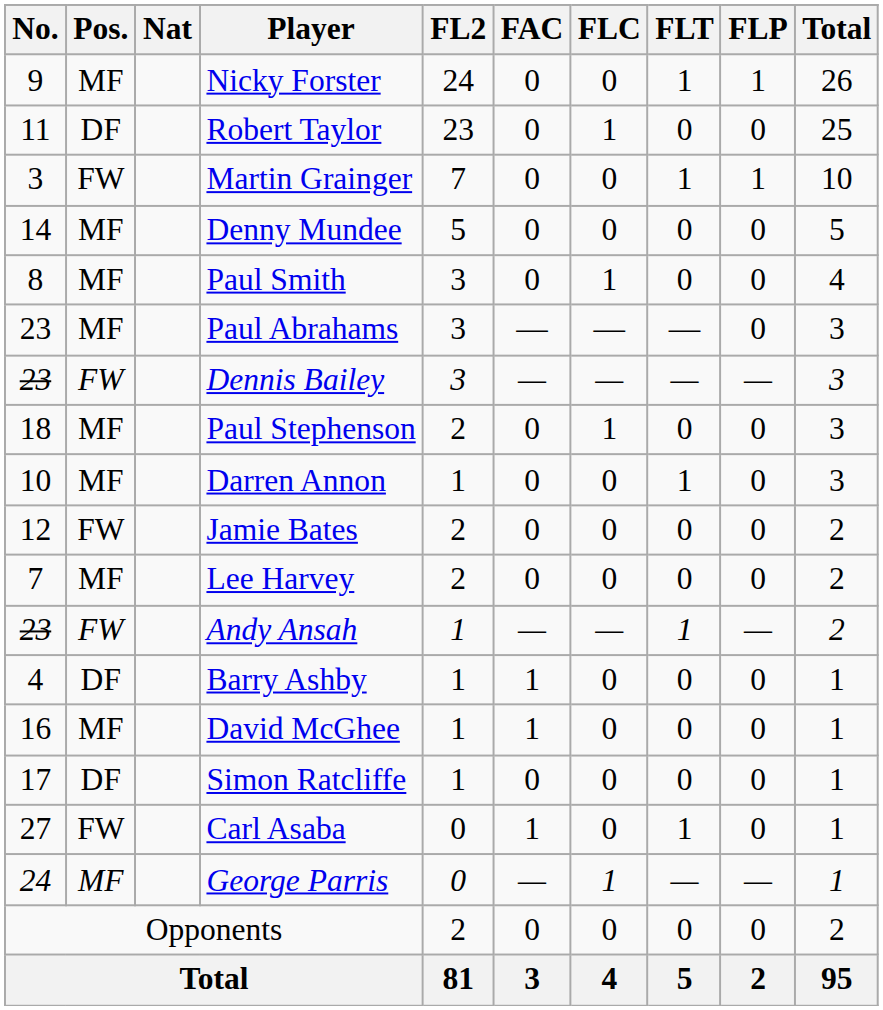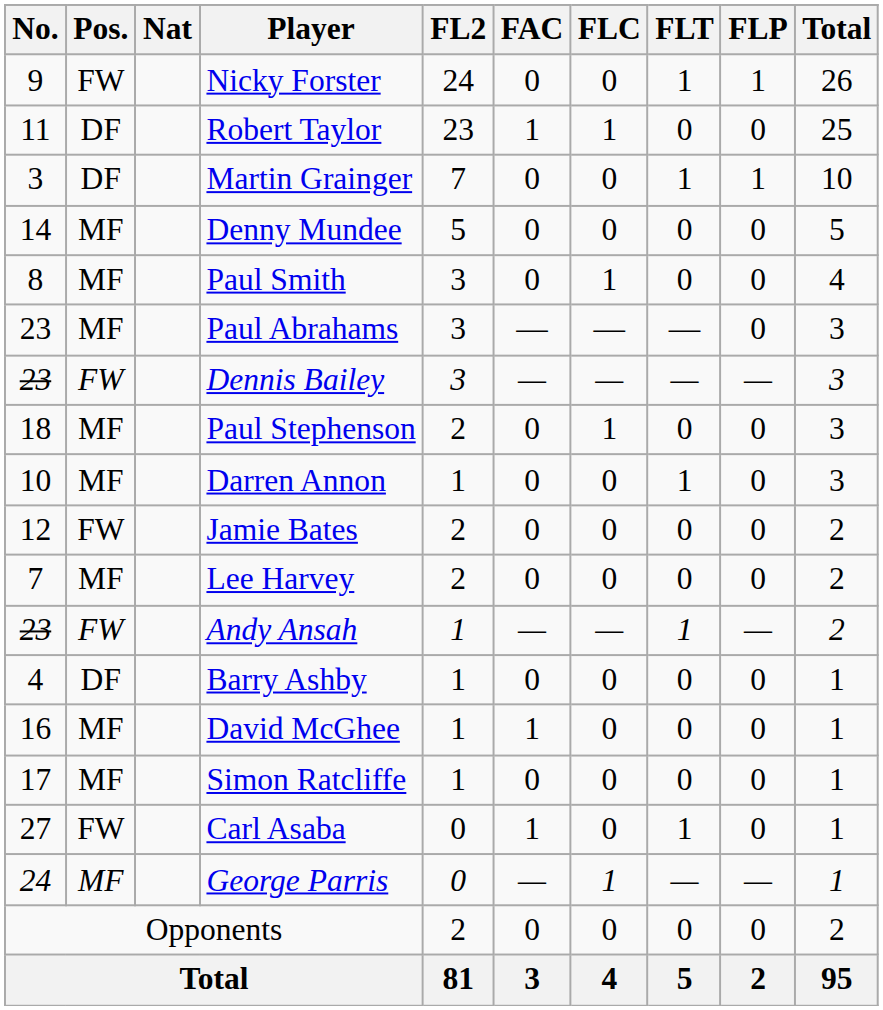(101, 79) MF -> (101, 79) FW
(532, 129) 0 -> (532, 129) 1
(101, 179) FW -> (101, 179) DF
(532, 679) 1 -> (532, 679) 0
(101, 779) DF -> (101, 779) MF
